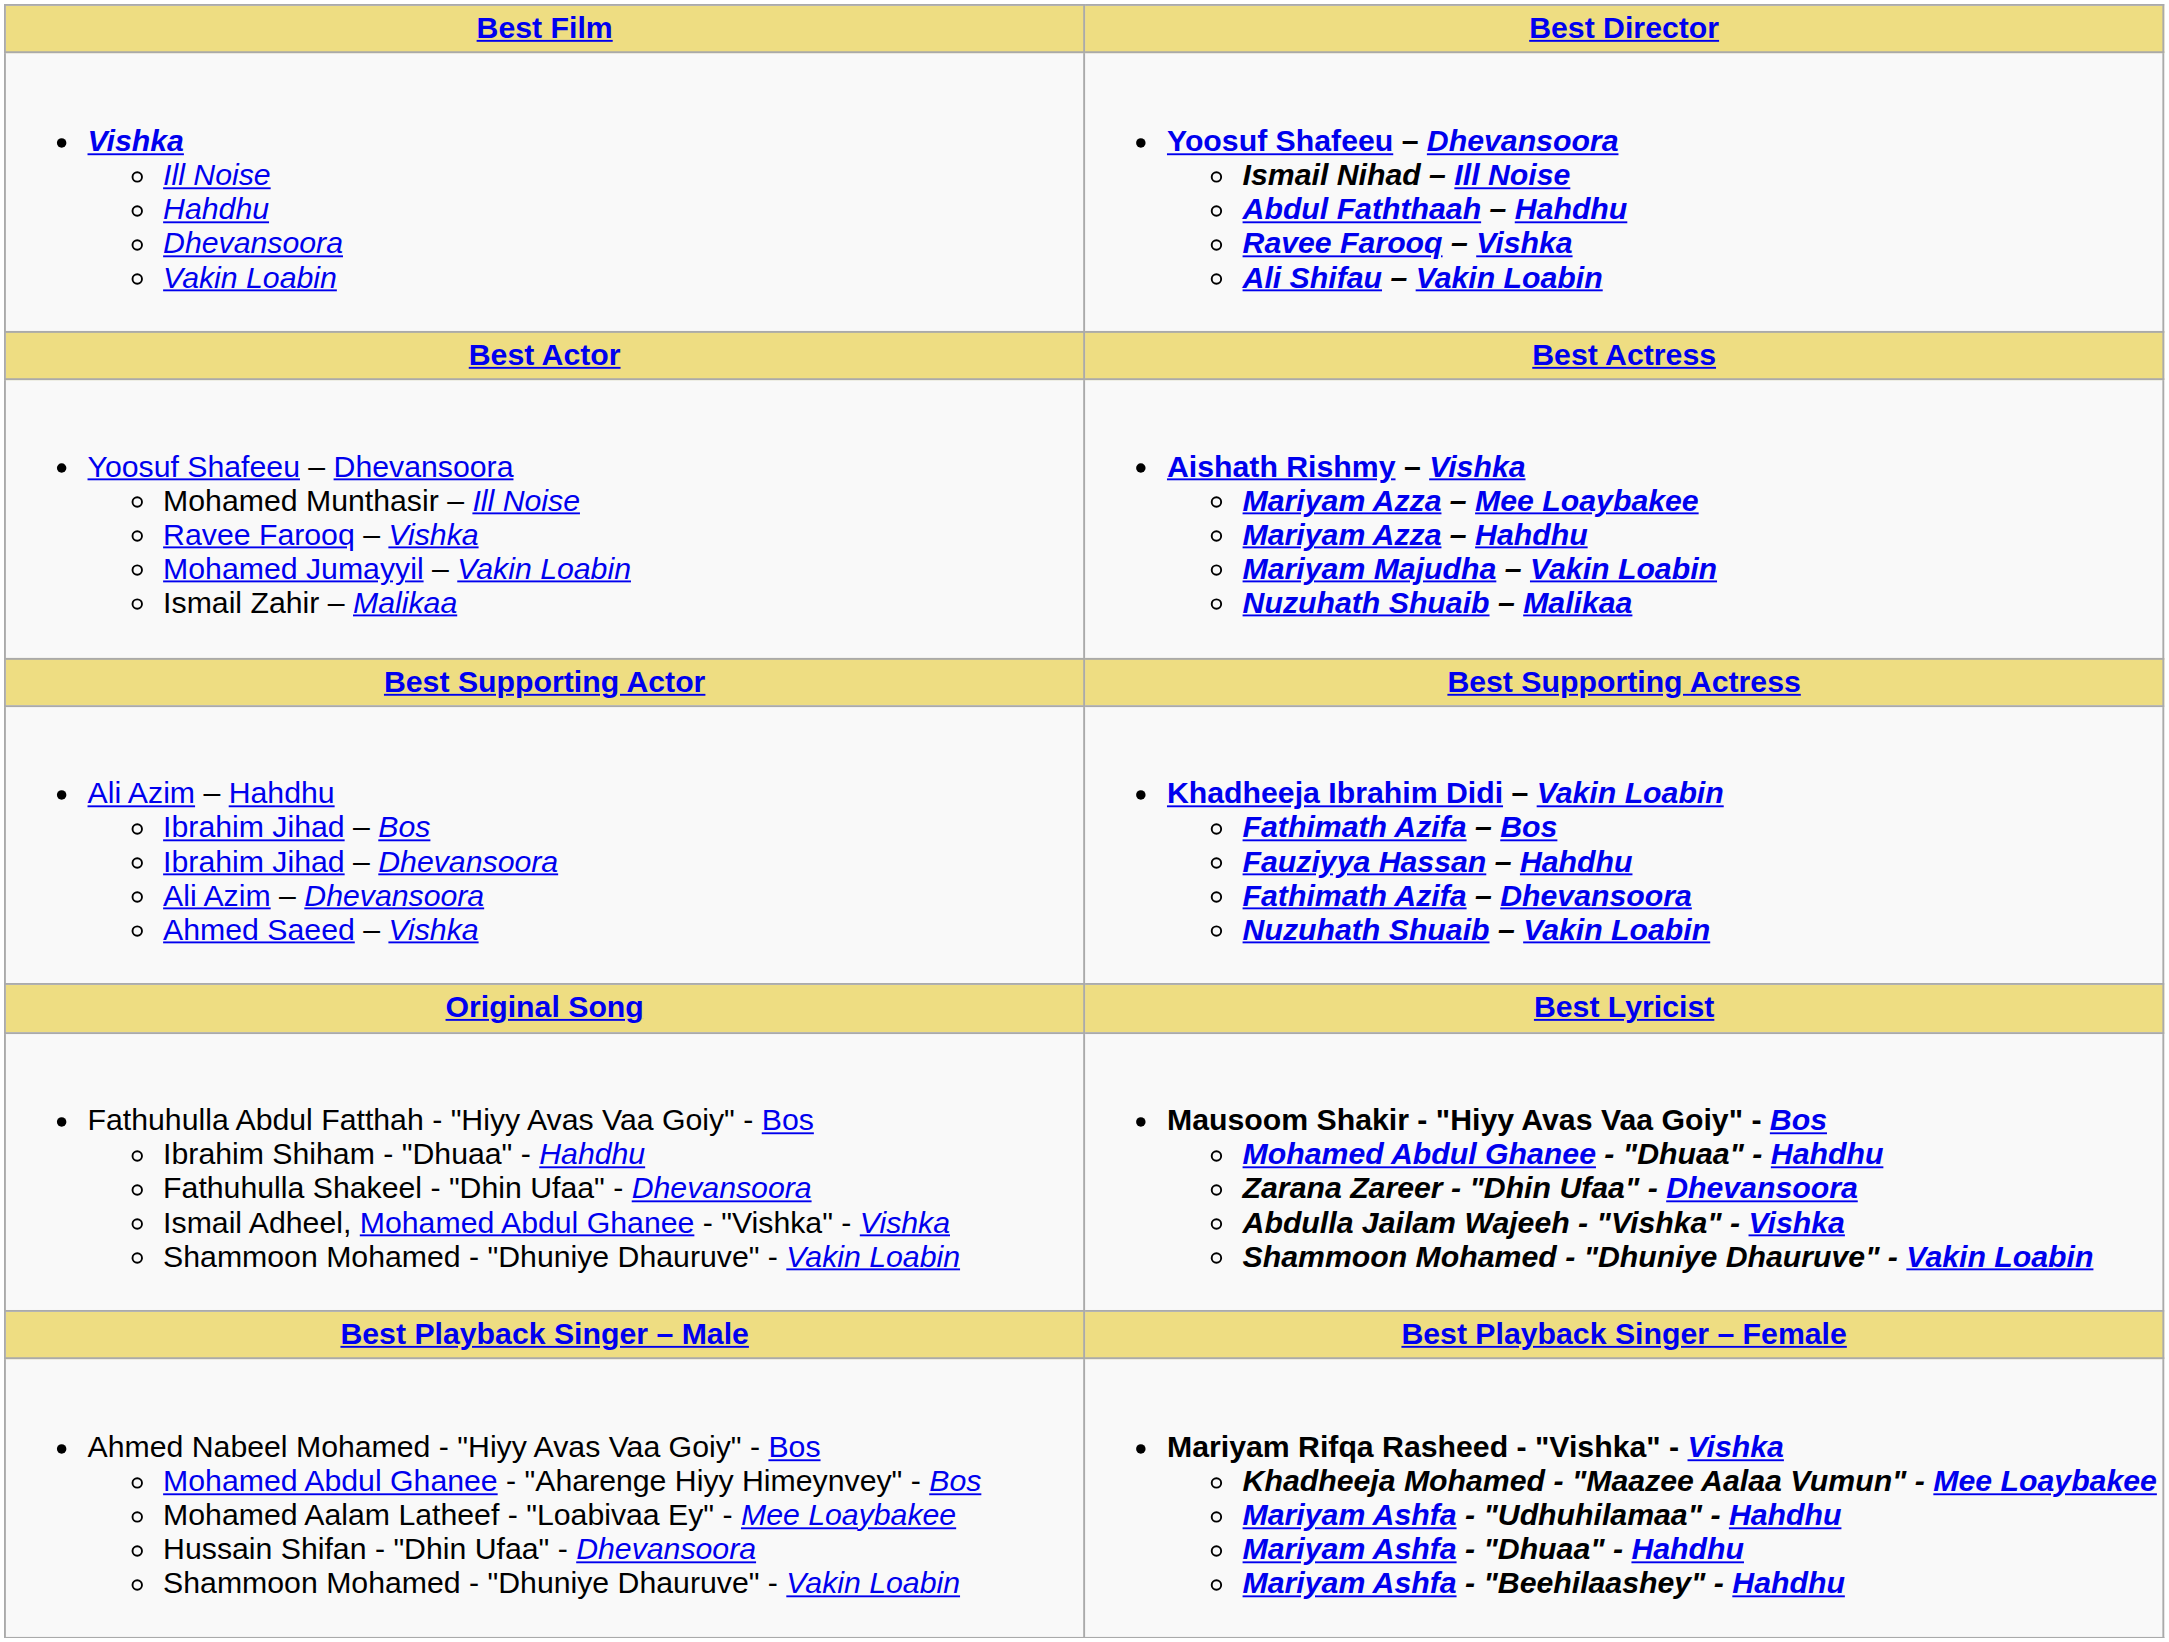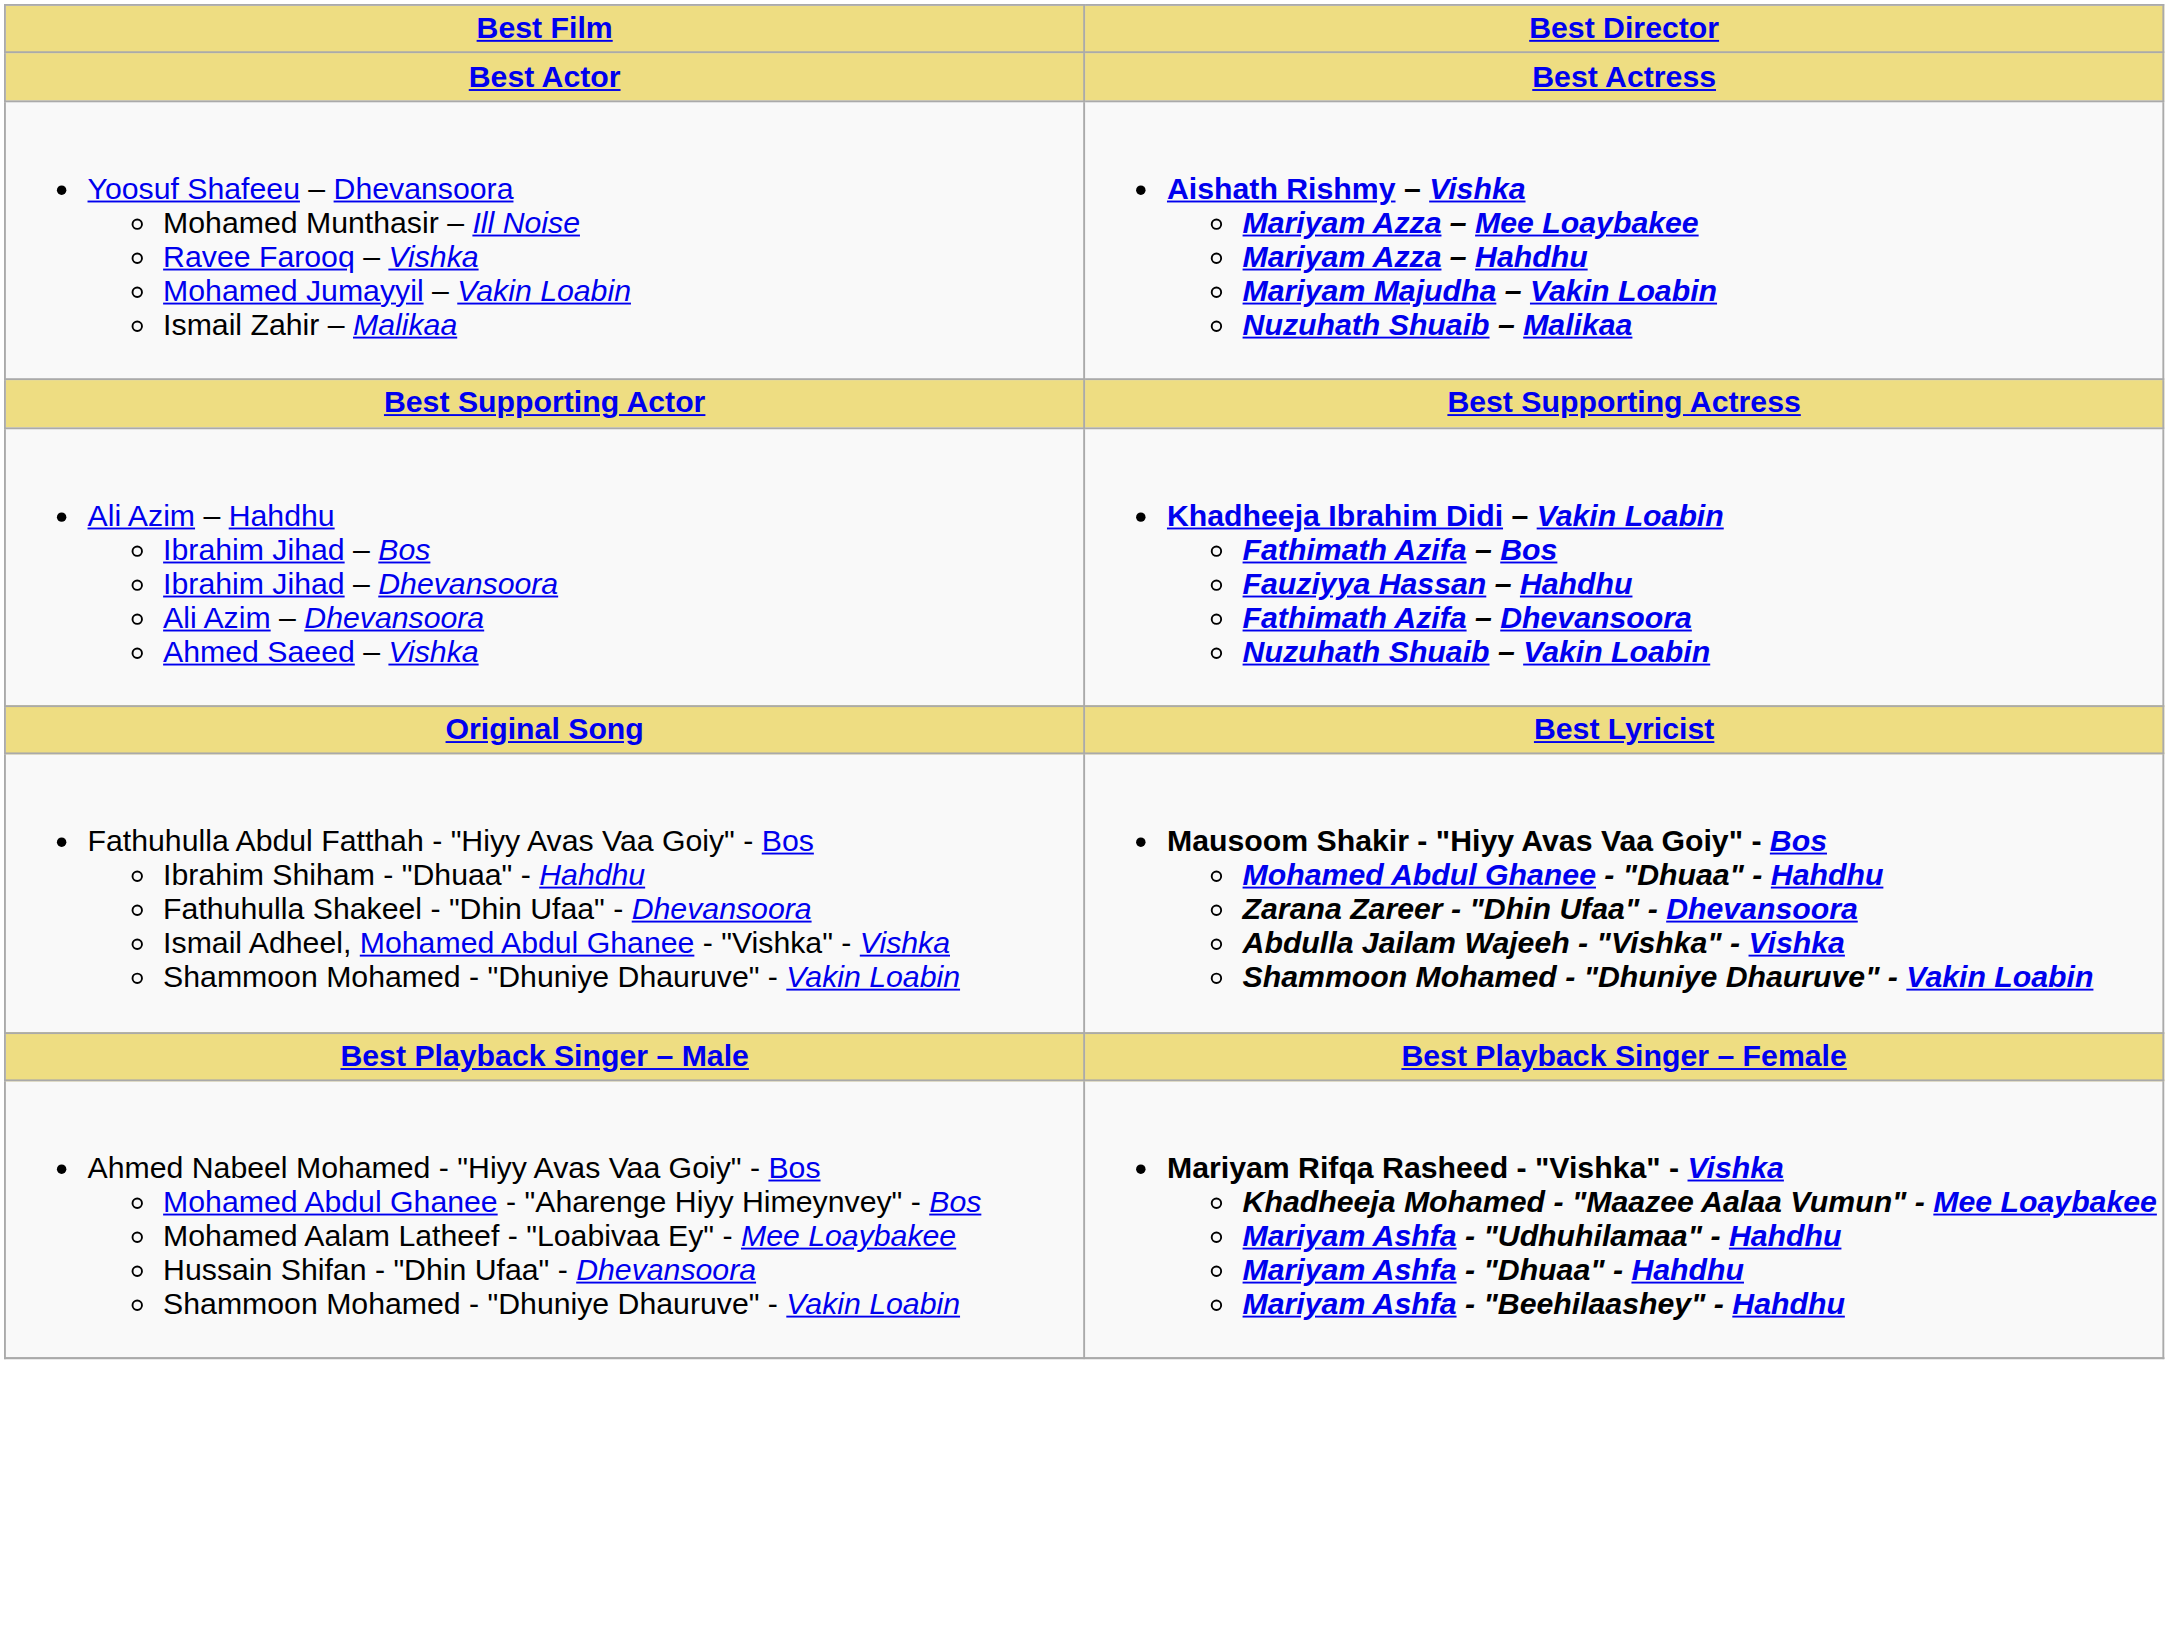- row: (545, 209)
